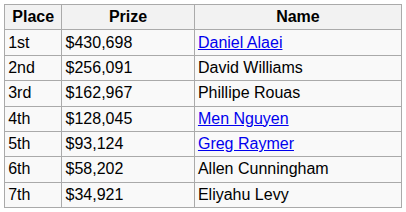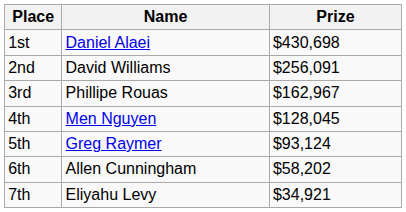columns swapped: (298, 17) <-> (128, 17)
